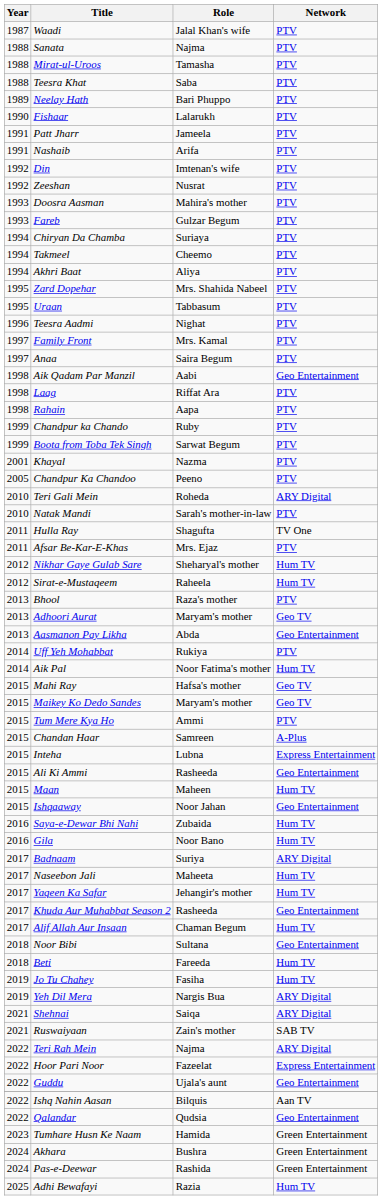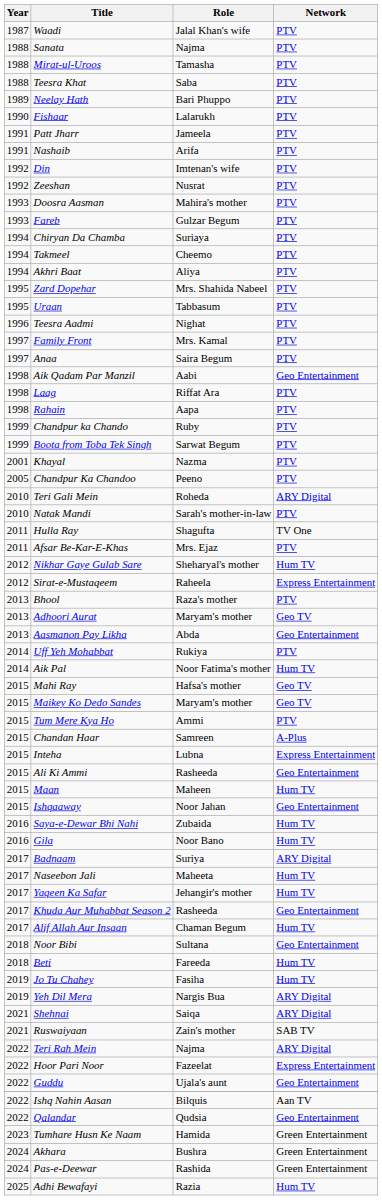(296, 582) Hum TV -> (326, 582) Express Entertainment
